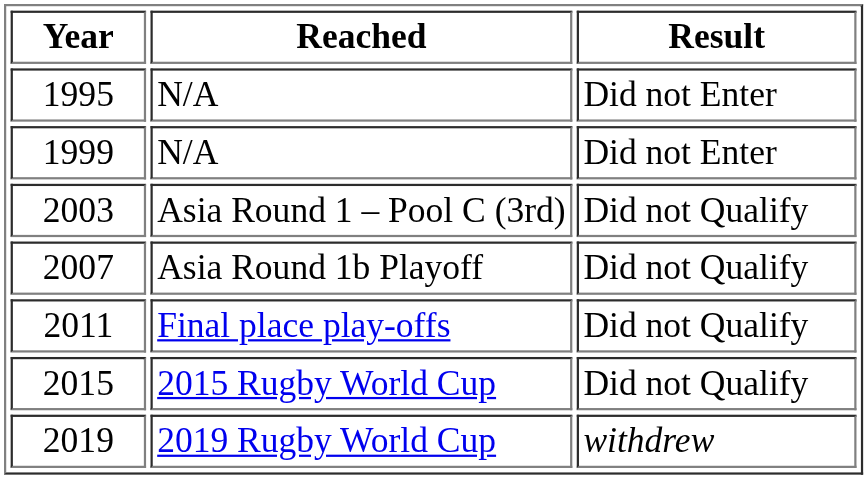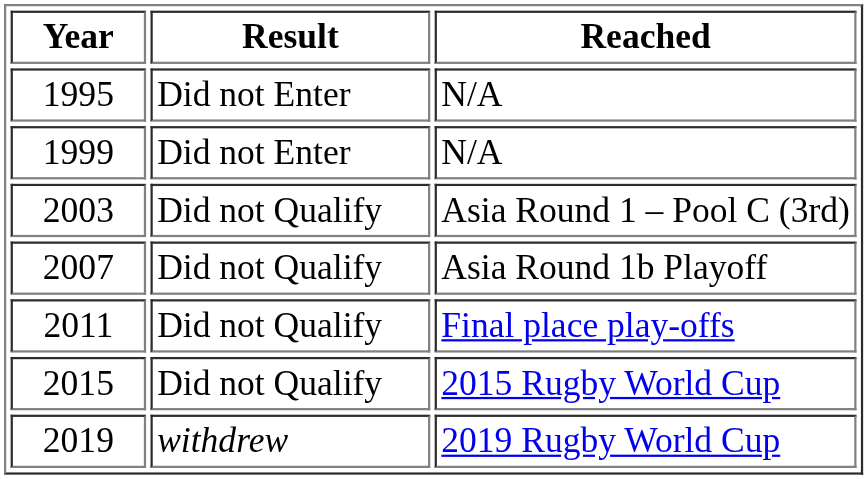columns swapped: (717, 36) <-> (361, 36)
